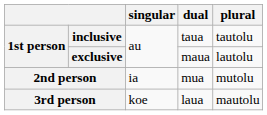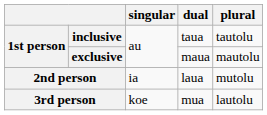(234, 57) lautolu -> (238, 57) mautolu
(193, 78) mua -> (192, 78) laua
(192, 99) laua -> (193, 99) mua
(238, 99) mautolu -> (234, 99) lautolu
